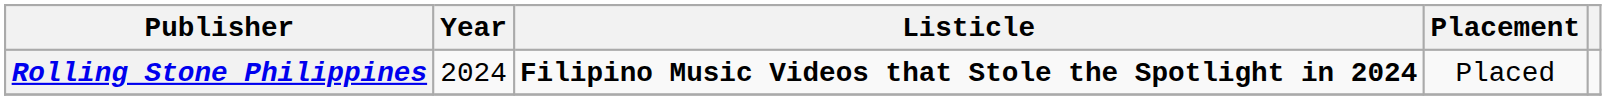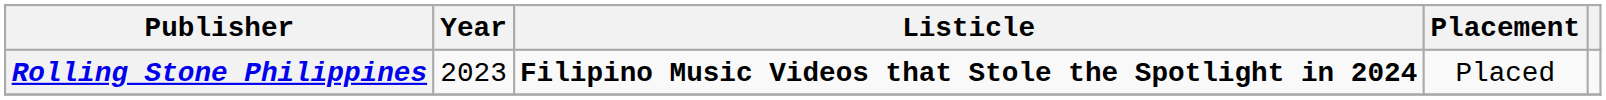(474, 73) 2024 -> (474, 73) 2023
